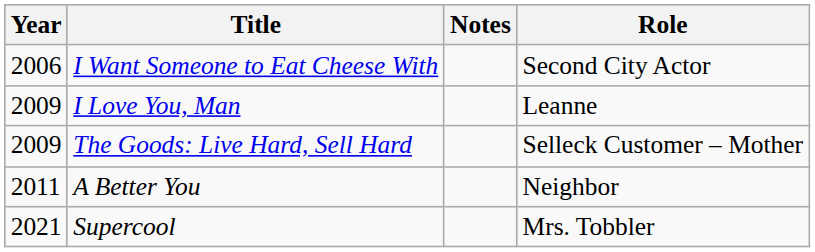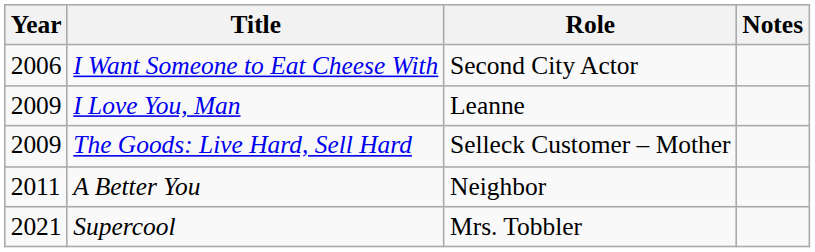columns swapped: (663, 24) <-> (480, 24)
